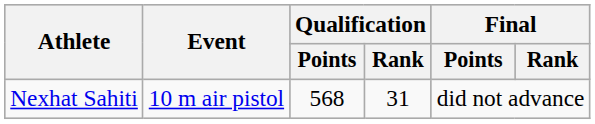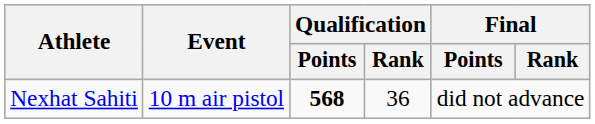(327, 99) normal -> (327, 99) bold
(398, 99) 31 -> (398, 99) 36
